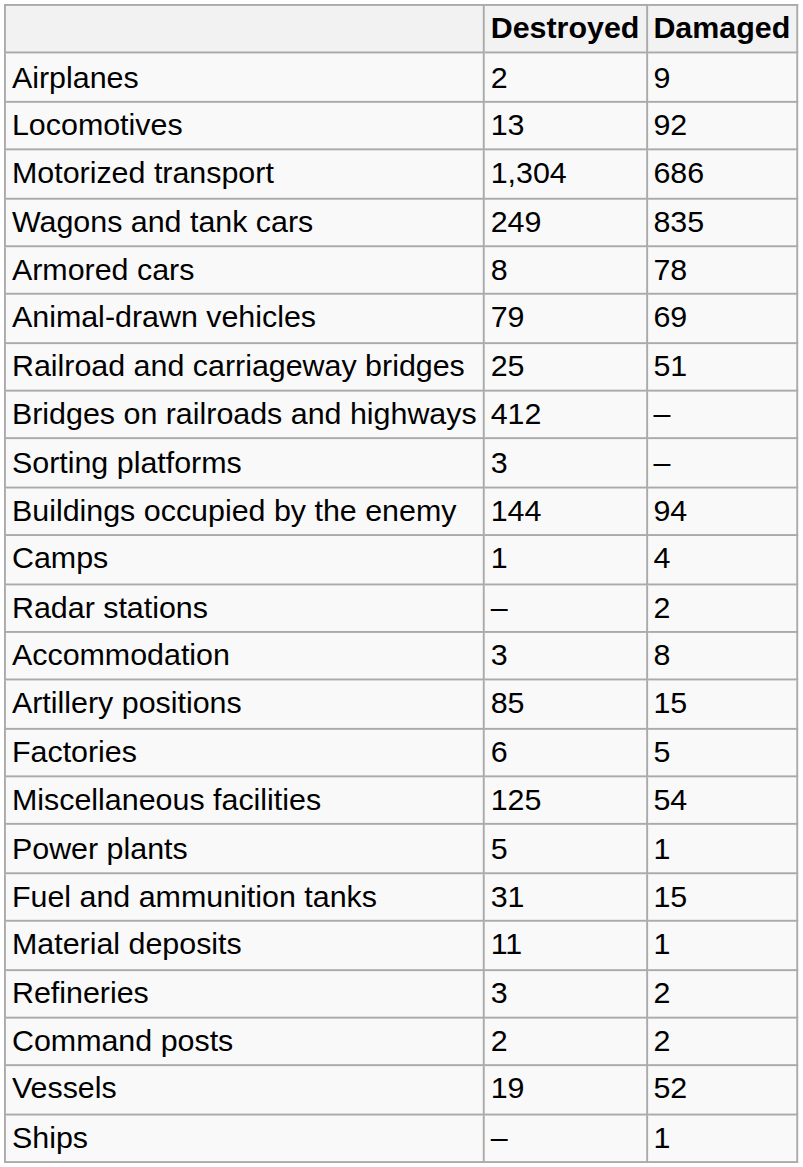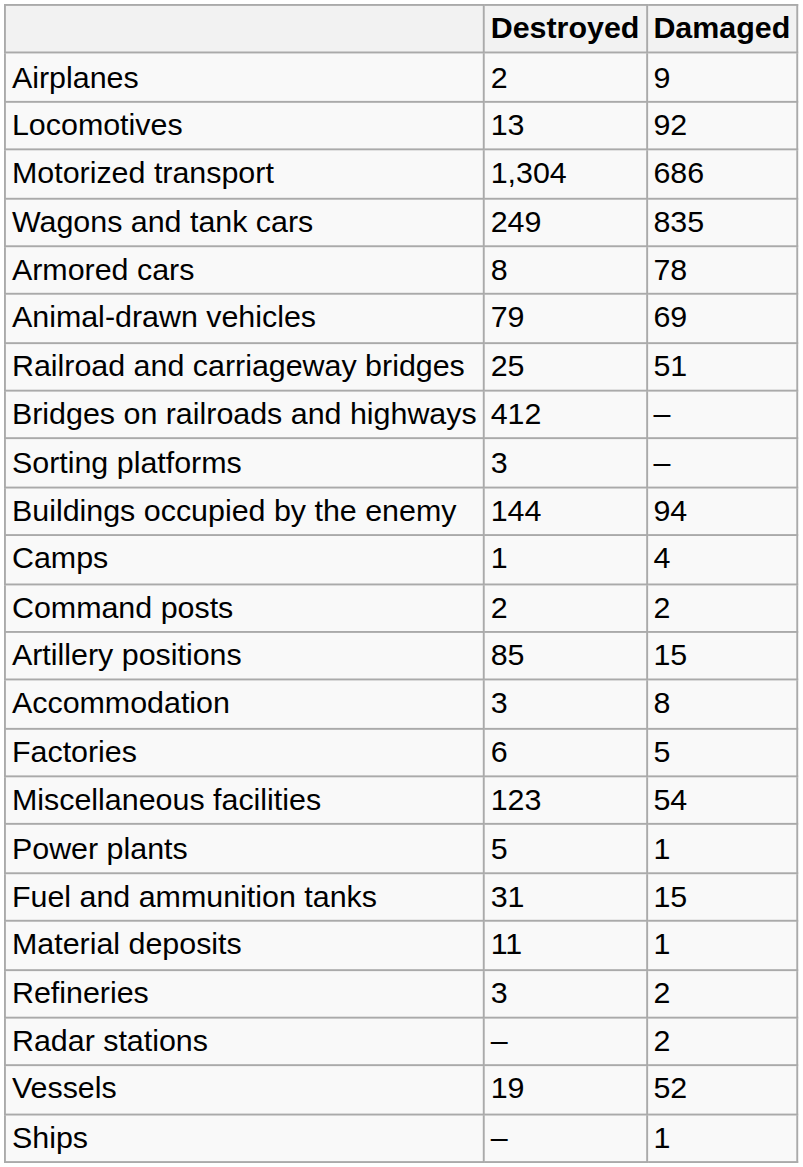rows swapped: (123, 1041) <-> (110, 607)
rows swapped: (127, 703) <-> (121, 655)
(516, 800) 125 -> (516, 800) 123
